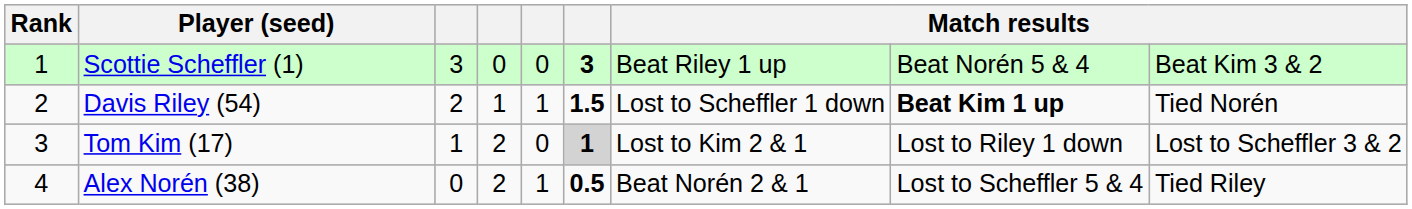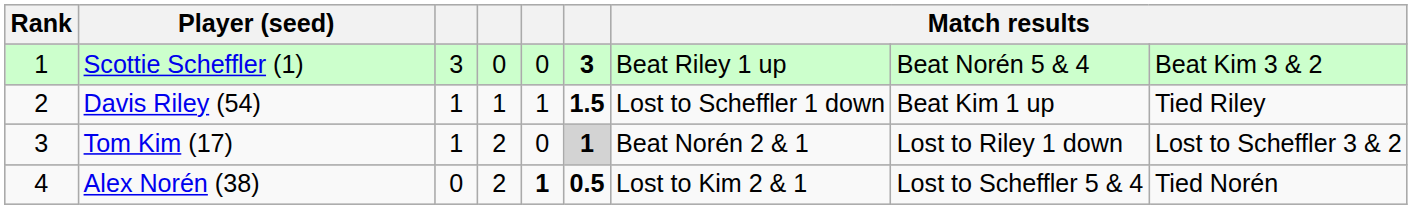(456, 104) 2 -> (456, 104) 1
(980, 104) bold -> (976, 104) normal
(1217, 104) Tied Norén -> (1210, 104) Tied Riley
(712, 143) Lost to Kim 2 & 1 -> (712, 143) Beat Norén 2 & 1
(542, 183) normal -> (542, 183) bold
(712, 183) Beat Norén 2 & 1 -> (712, 183) Lost to Kim 2 & 1
(1210, 183) Tied Riley -> (1217, 183) Tied Norén
